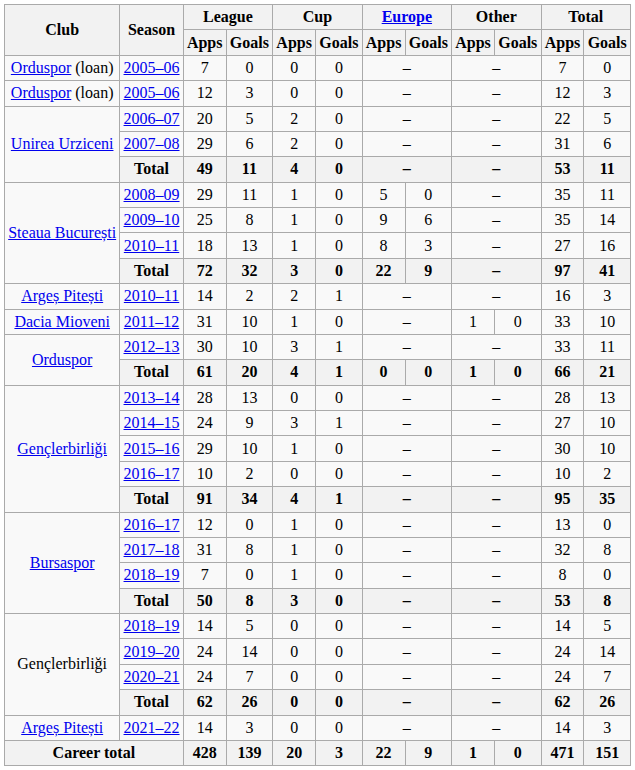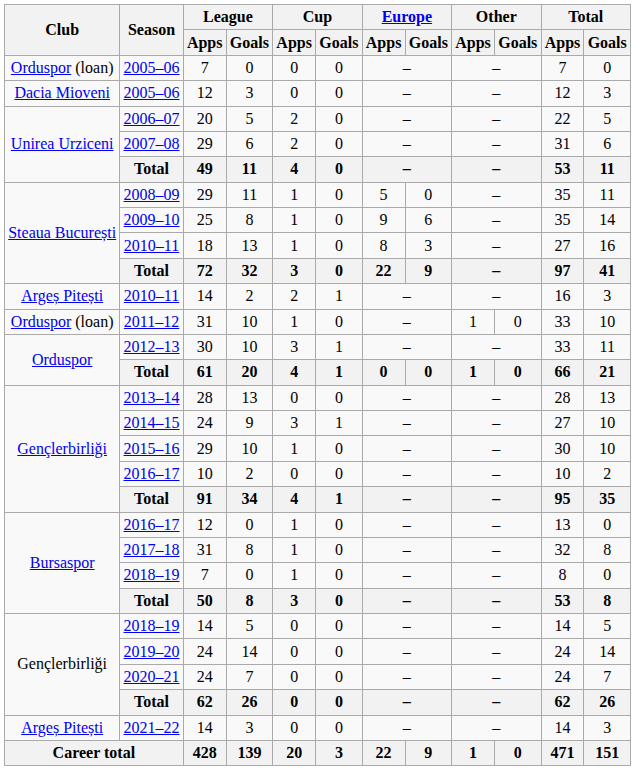(62, 93) Orduspor (loan) -> (62, 93) Dacia Mioveni
(62, 321) Dacia Mioveni -> (62, 321) Orduspor (loan)
